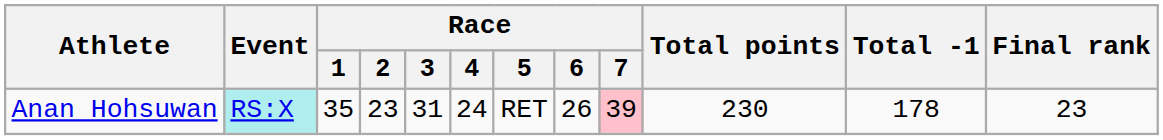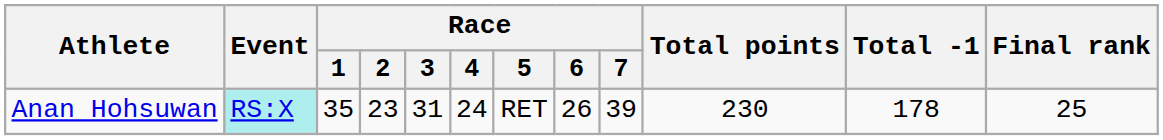(621, 111) pink background -> (621, 111) no background
(1072, 111) 23 -> (1072, 111) 25
